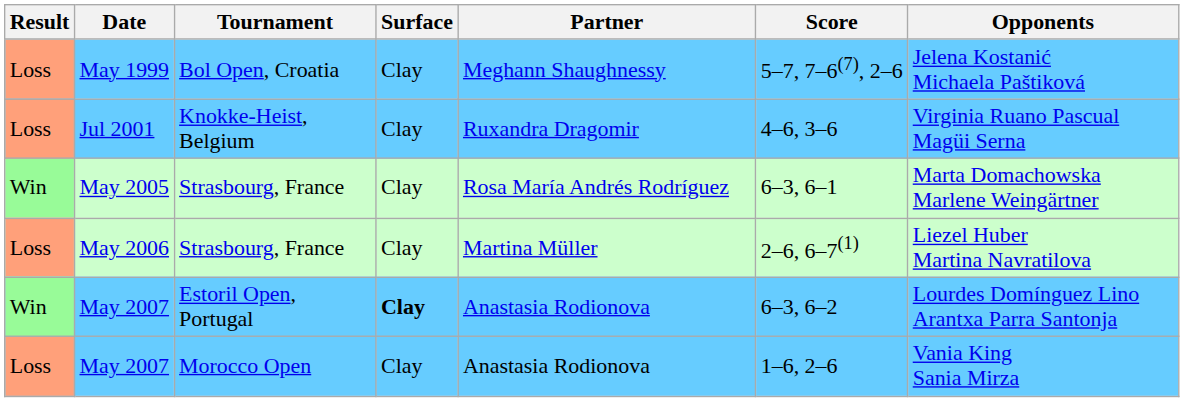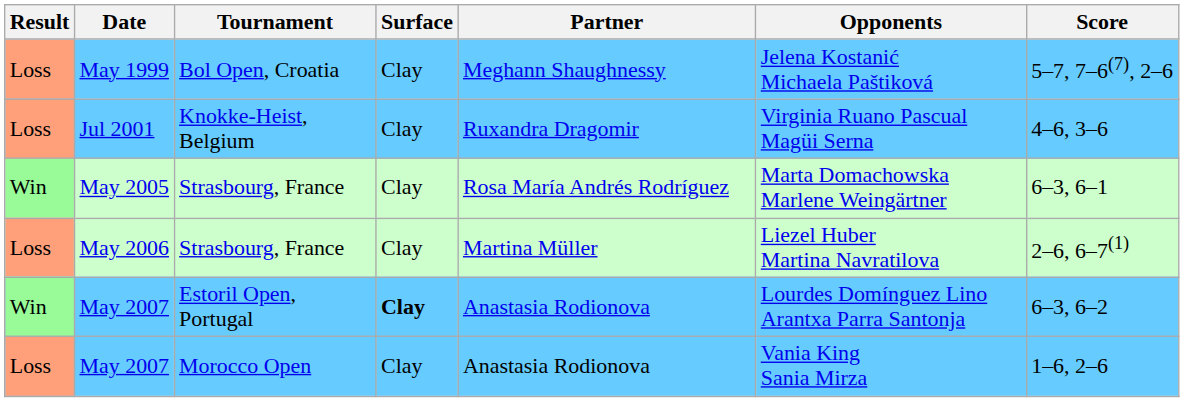columns swapped: (1043, 21) <-> (832, 21)
